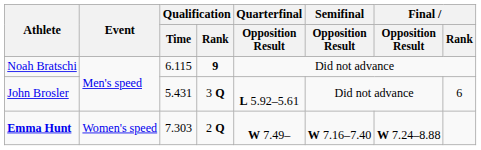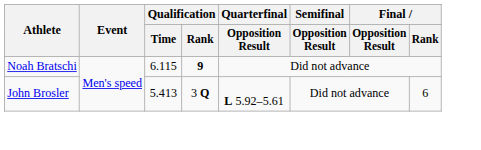(179, 94) 5.431 -> (163, 94) 5.413
- row: (39, 128)
